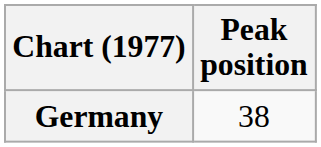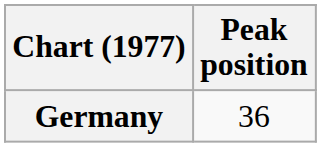(254, 115) 38 -> (254, 115) 36
